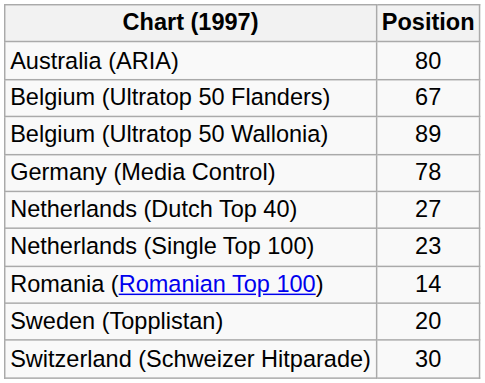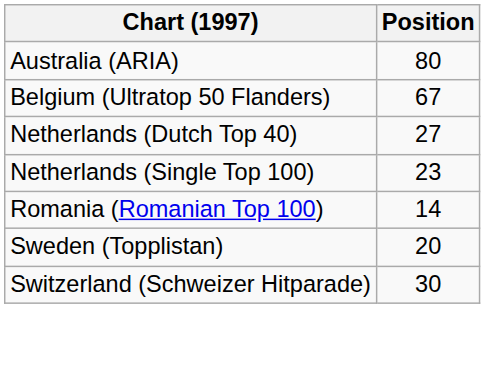- row: (169, 135)
- row: (143, 172)
